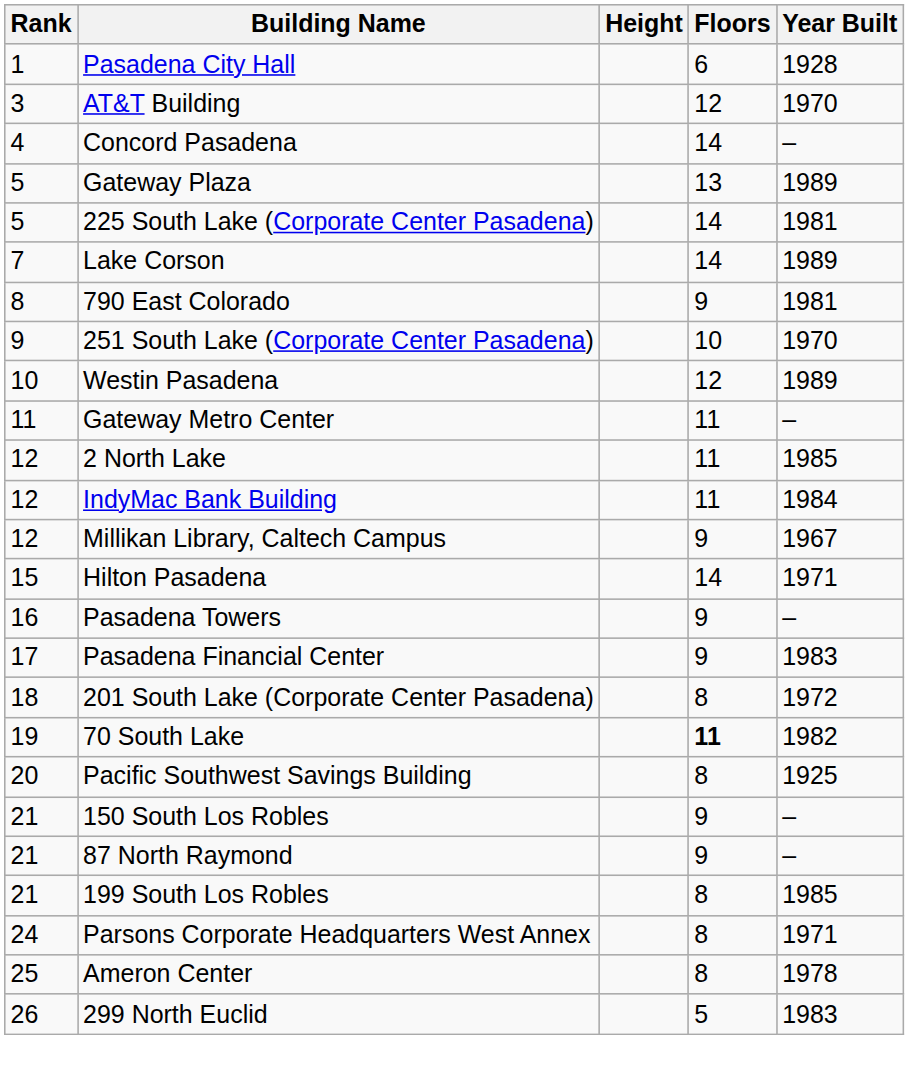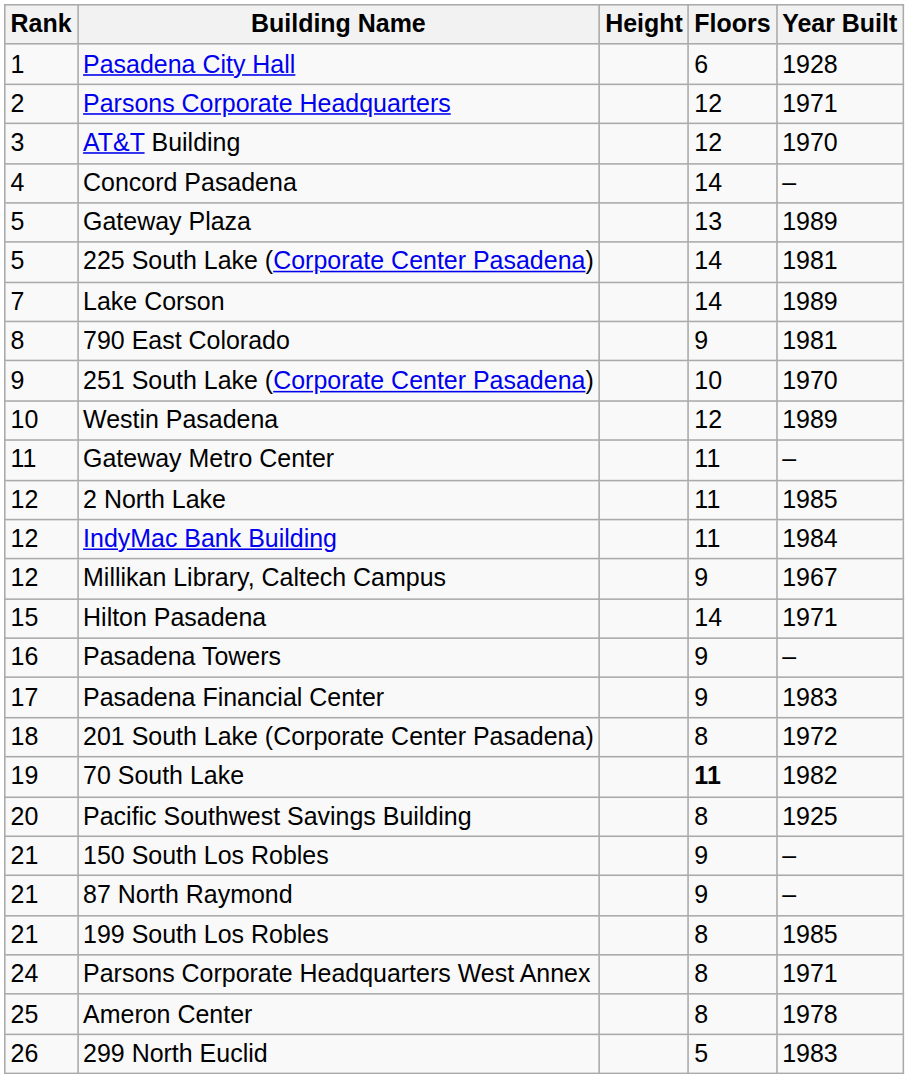+ row: (267, 103)
